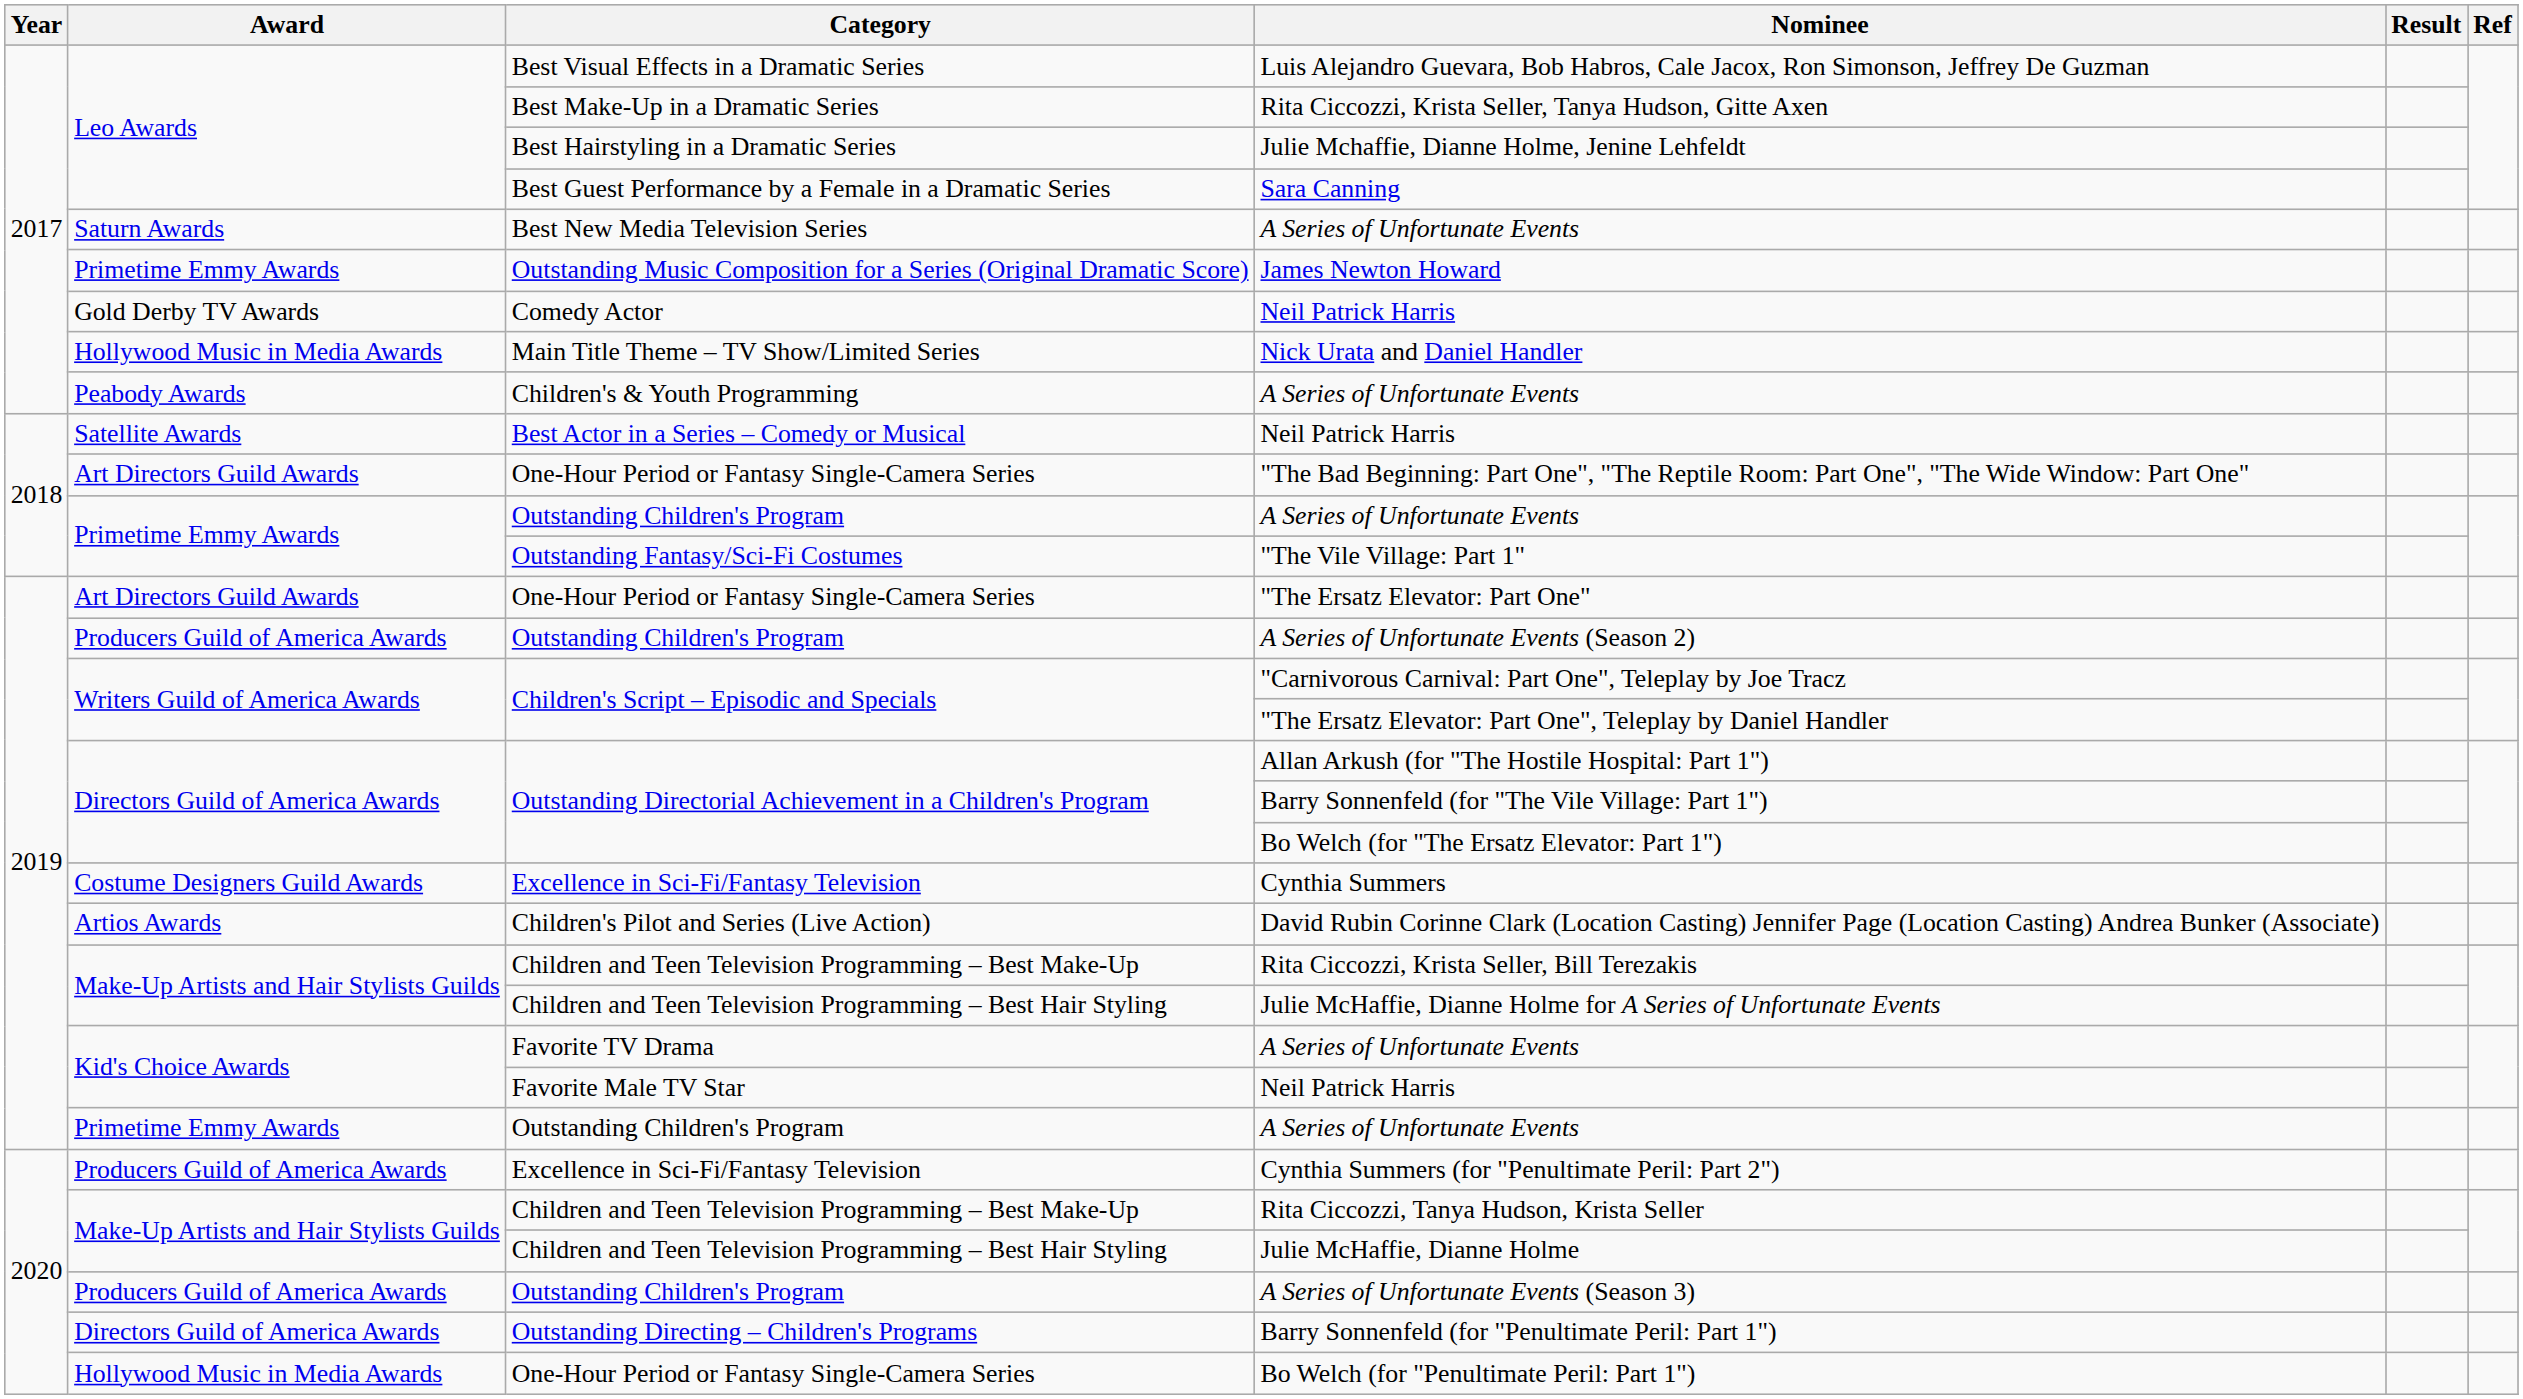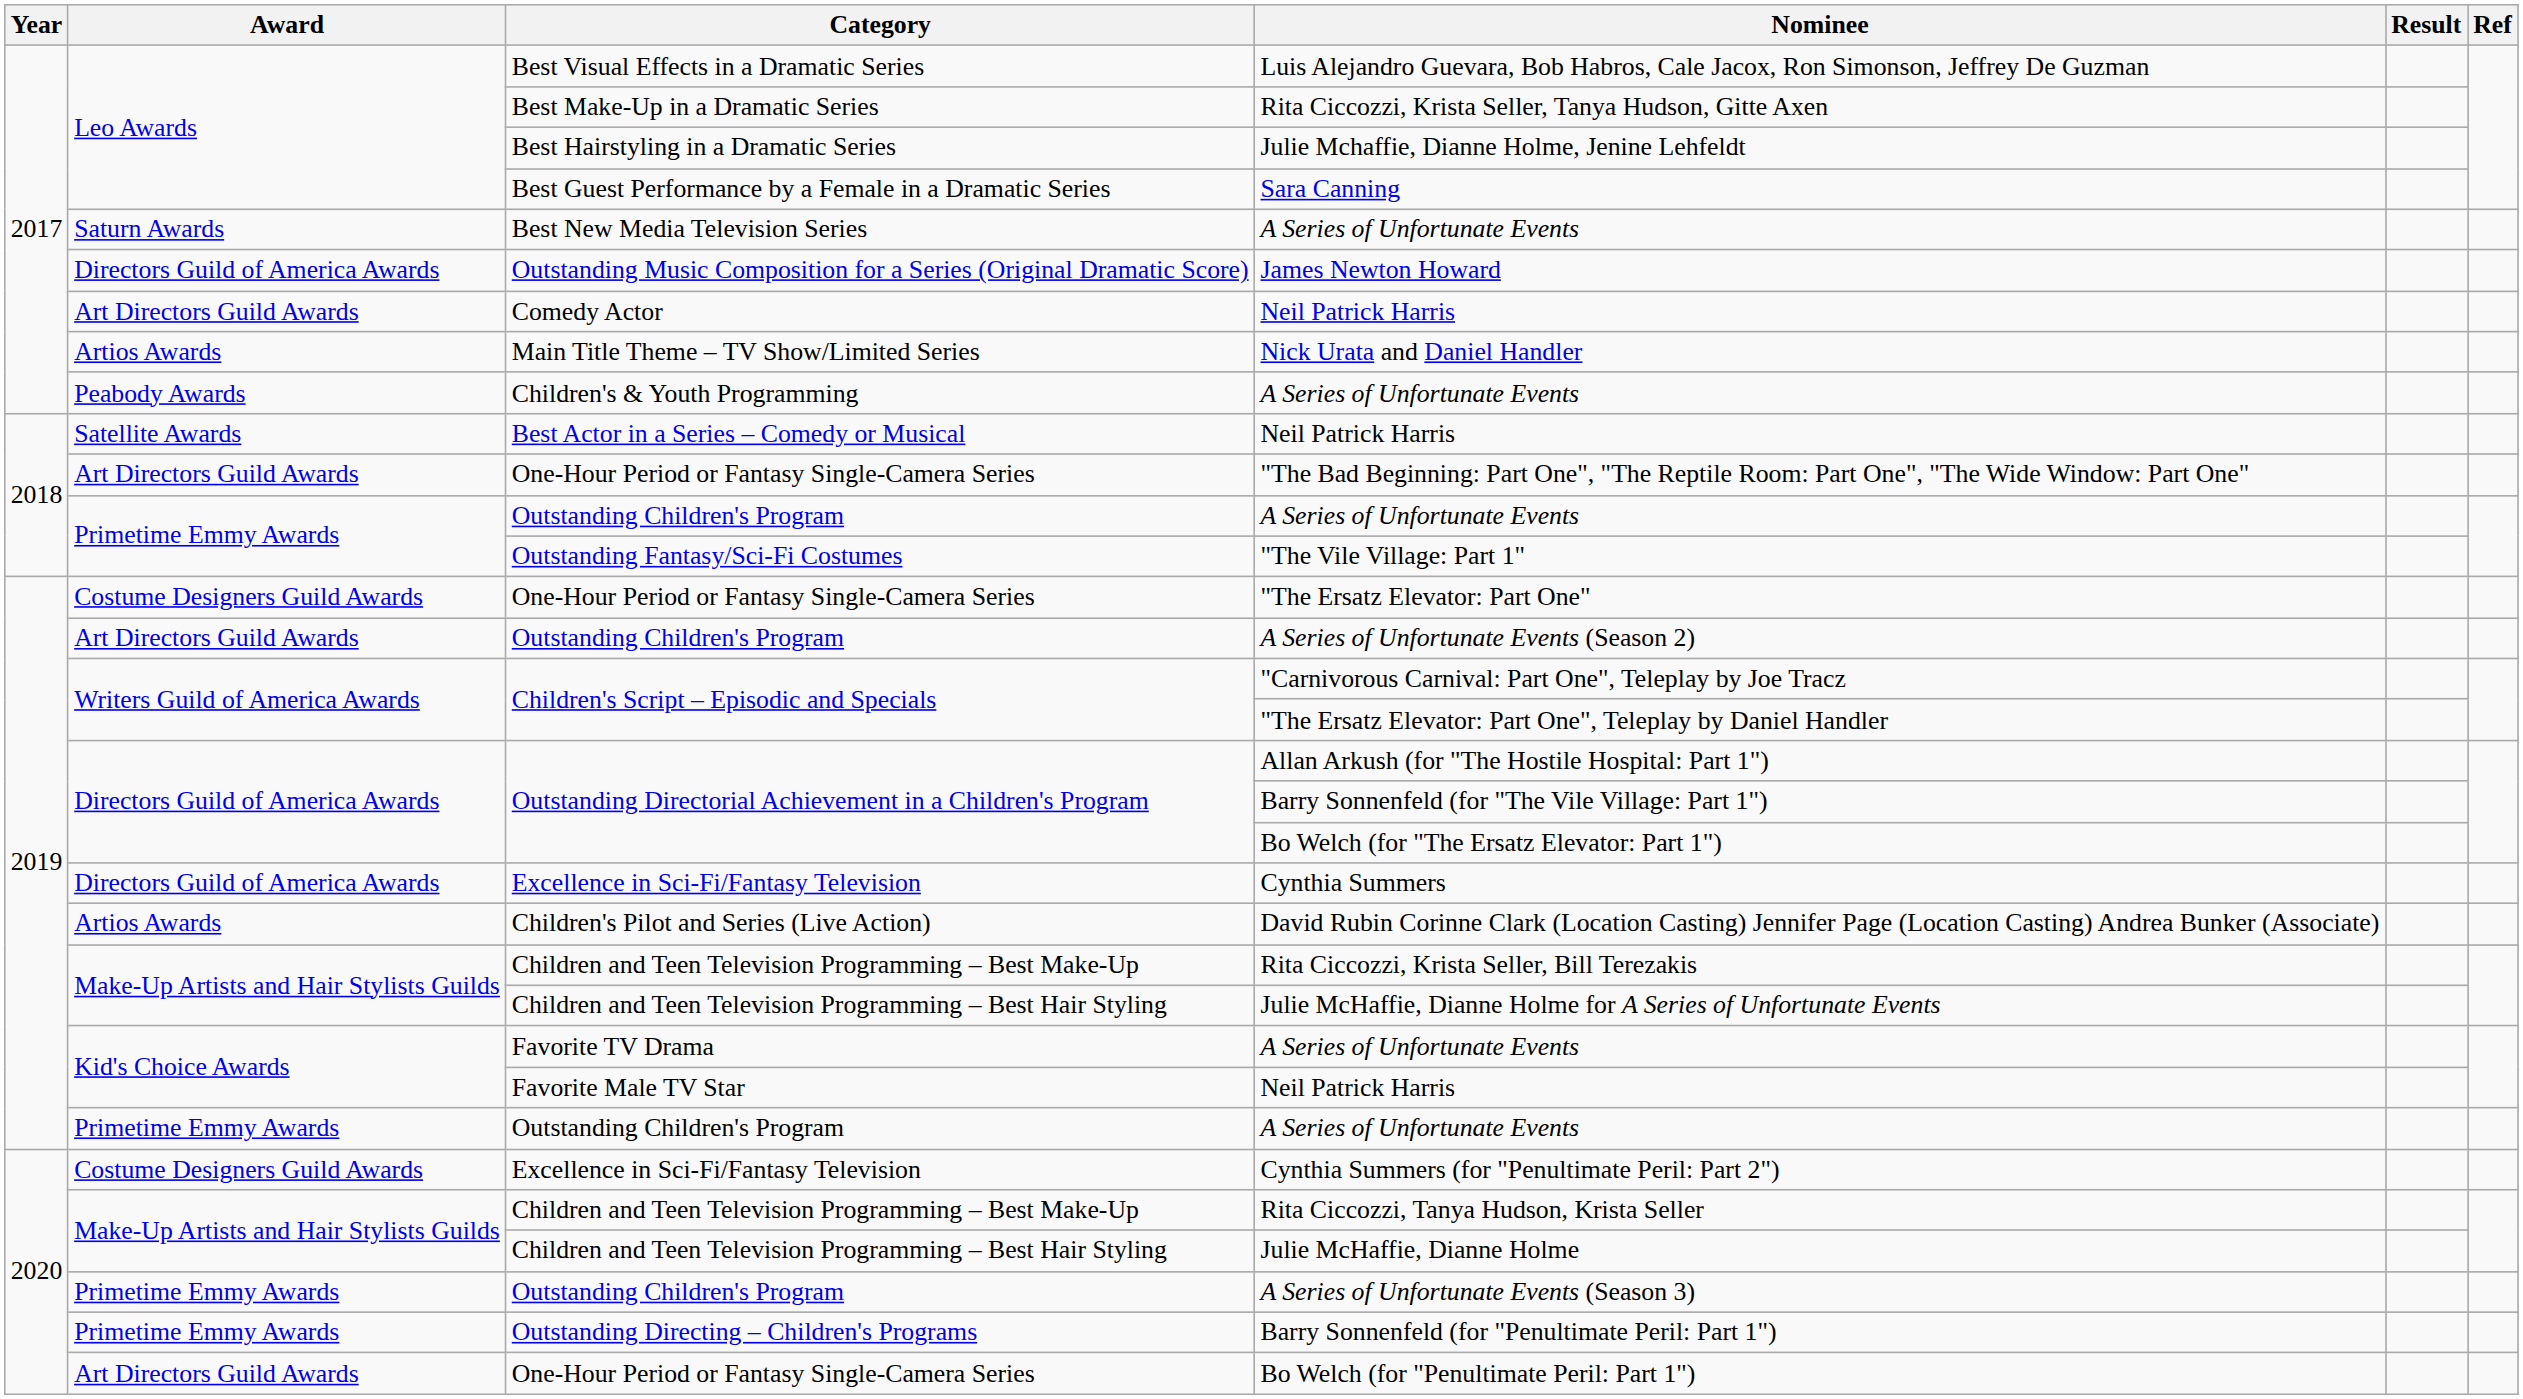(207, 270) Primetime Emmy Awards -> (257, 270) Directors Guild of America Awards
(197, 310) Gold Derby TV Awards -> (216, 310) Art Directors Guild Awards
(258, 351) Hollywood Music in Media Awards -> (148, 351) Artios Awards
(216, 596) Art Directors Guild Awards -> (249, 596) Costume Designers Guild Awards
(260, 637) Producers Guild of America Awards -> (216, 637) Art Directors Guild Awards
(249, 882) Costume Designers Guild Awards -> (257, 882) Directors Guild of America Awards
(260, 1168) Producers Guild of America Awards -> (249, 1168) Costume Designers Guild Awards
(260, 1291) Producers Guild of America Awards -> (207, 1291) Primetime Emmy Awards
(257, 1332) Directors Guild of America Awards -> (207, 1332) Primetime Emmy Awards
(258, 1373) Hollywood Music in Media Awards -> (216, 1373) Art Directors Guild Awards
